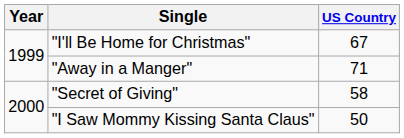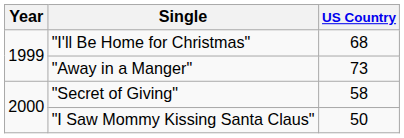(359, 42) 67 -> (359, 42) 68
(359, 68) 71 -> (359, 68) 73
